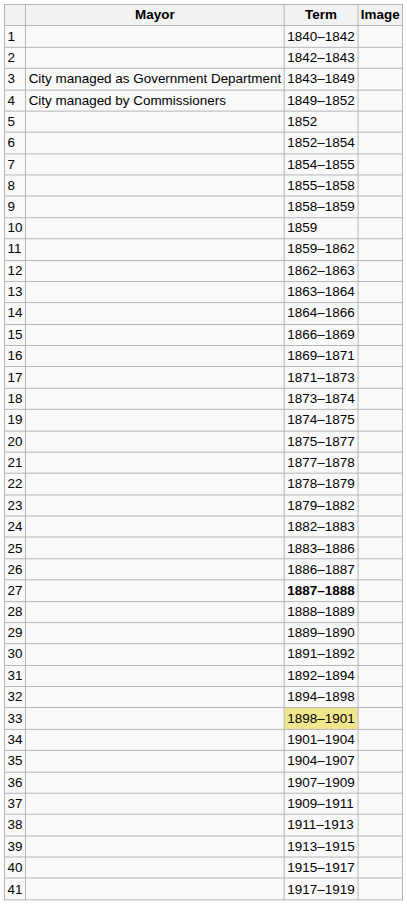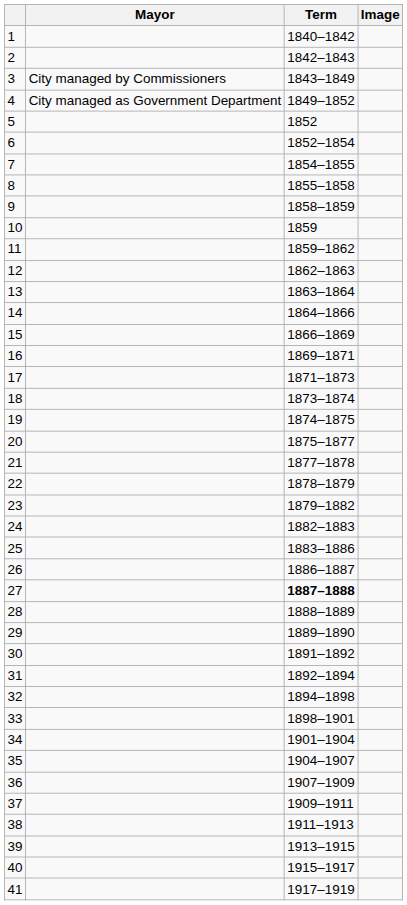(155, 79) City managed as Government Department -> (127, 79) City managed by Commissioners
(127, 100) City managed by Commissioners -> (155, 100) City managed as Government Department
(321, 718) khaki background -> (321, 718) no background
